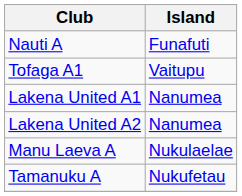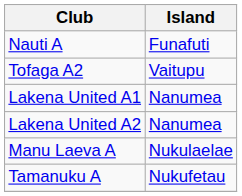- row: (46, 71)
+ row: (46, 71)
